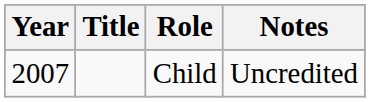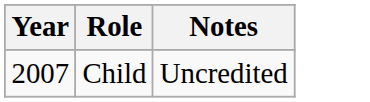- column: (111, 27)
